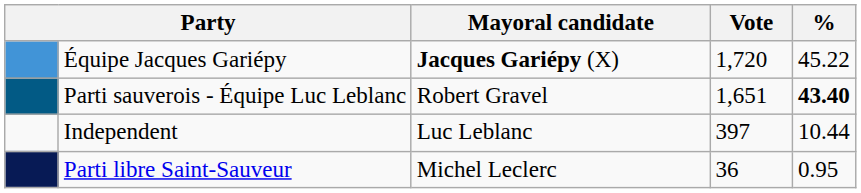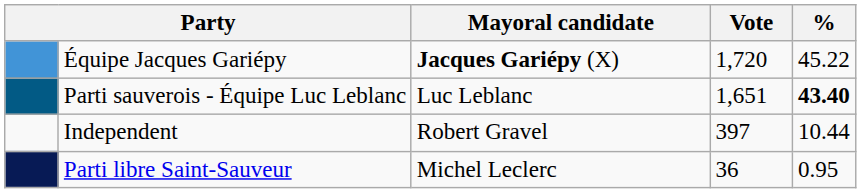(482, 95) Robert Gravel -> (475, 95) Luc Leblanc
(475, 132) Luc Leblanc -> (482, 132) Robert Gravel
